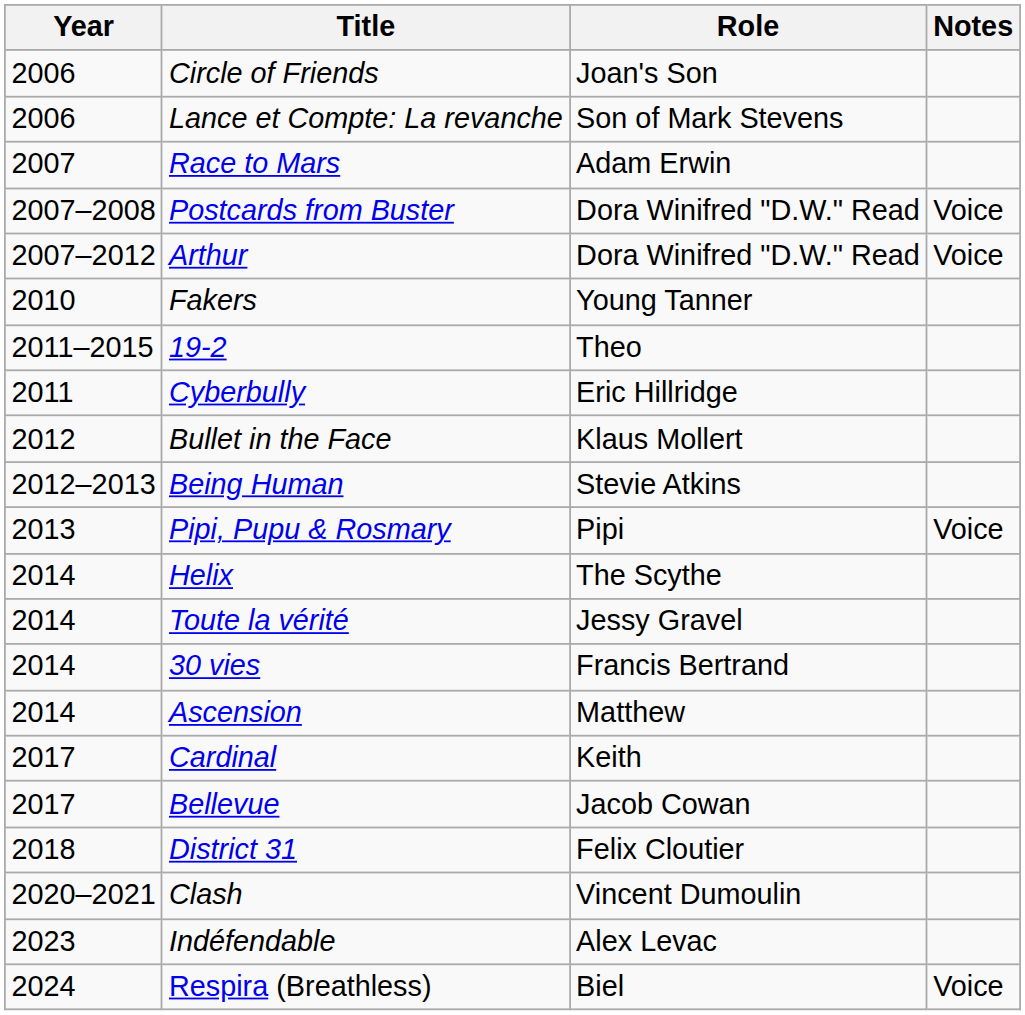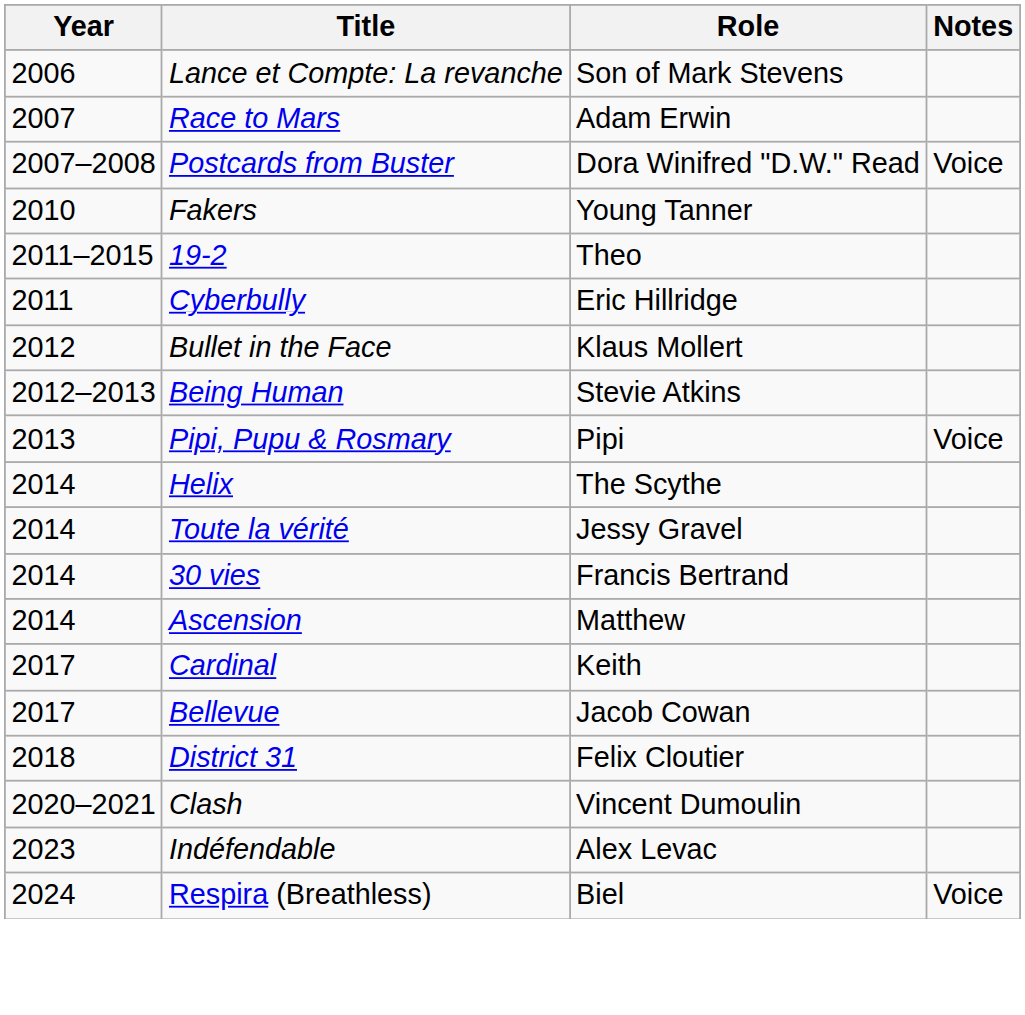- row: (274, 73)
- row: (208, 255)
